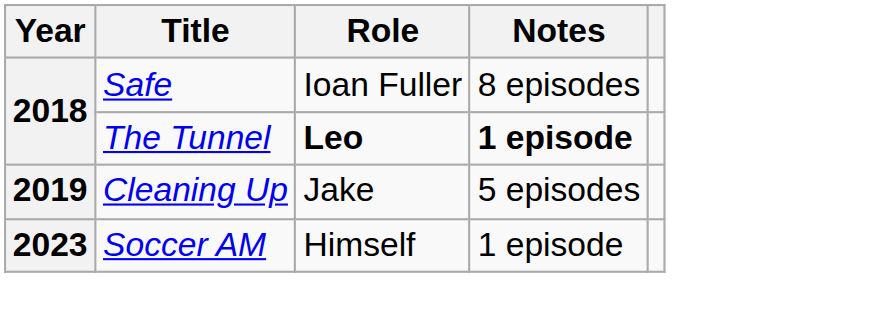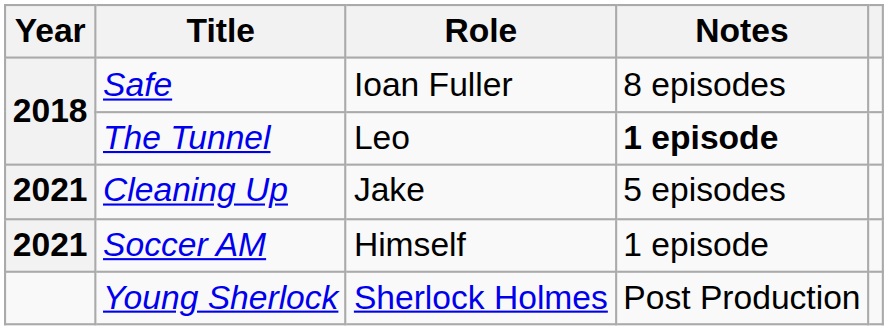(333, 137) bold -> (382, 137) normal
(50, 191) 2019 -> (50, 191) 2021
(50, 244) 2023 -> (50, 244) 2021
+ row: (221, 297)
